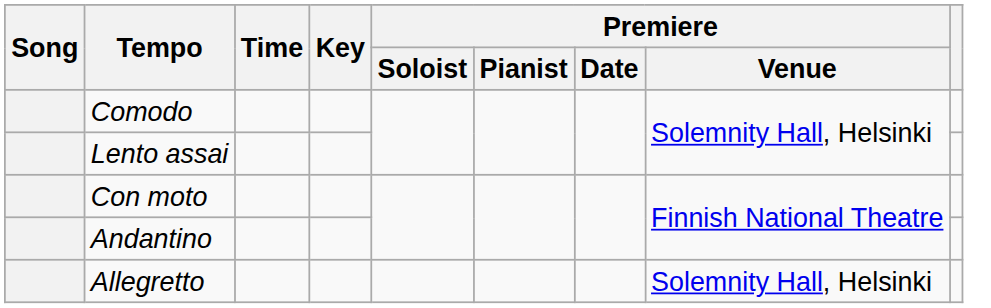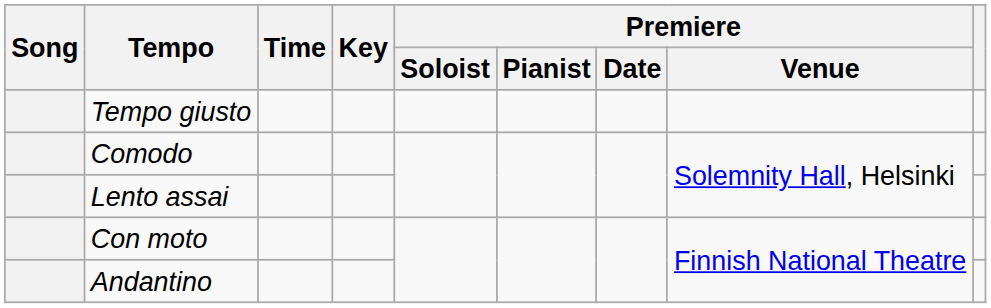+ row: (171, 112)
- row: (148, 282)
